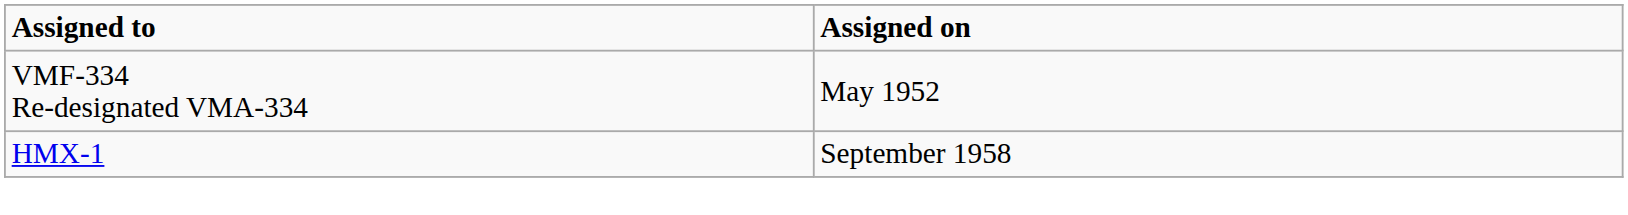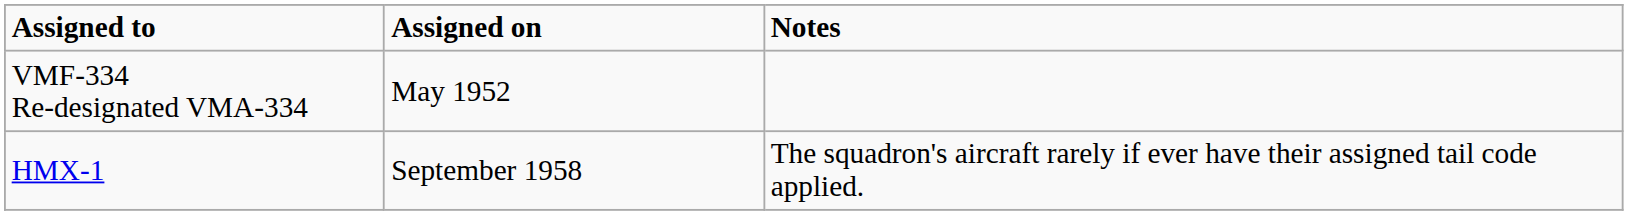+ column: (806, 27)
